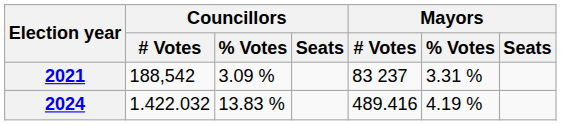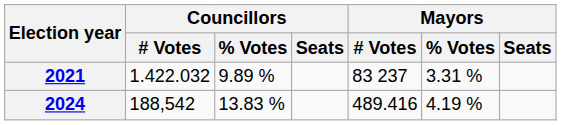(162, 76) 188,542 -> (170, 76) 1.422.032
(247, 76) 3.09 % -> (247, 76) 9.89 %
(170, 104) 1.422.032 -> (162, 104) 188,542
